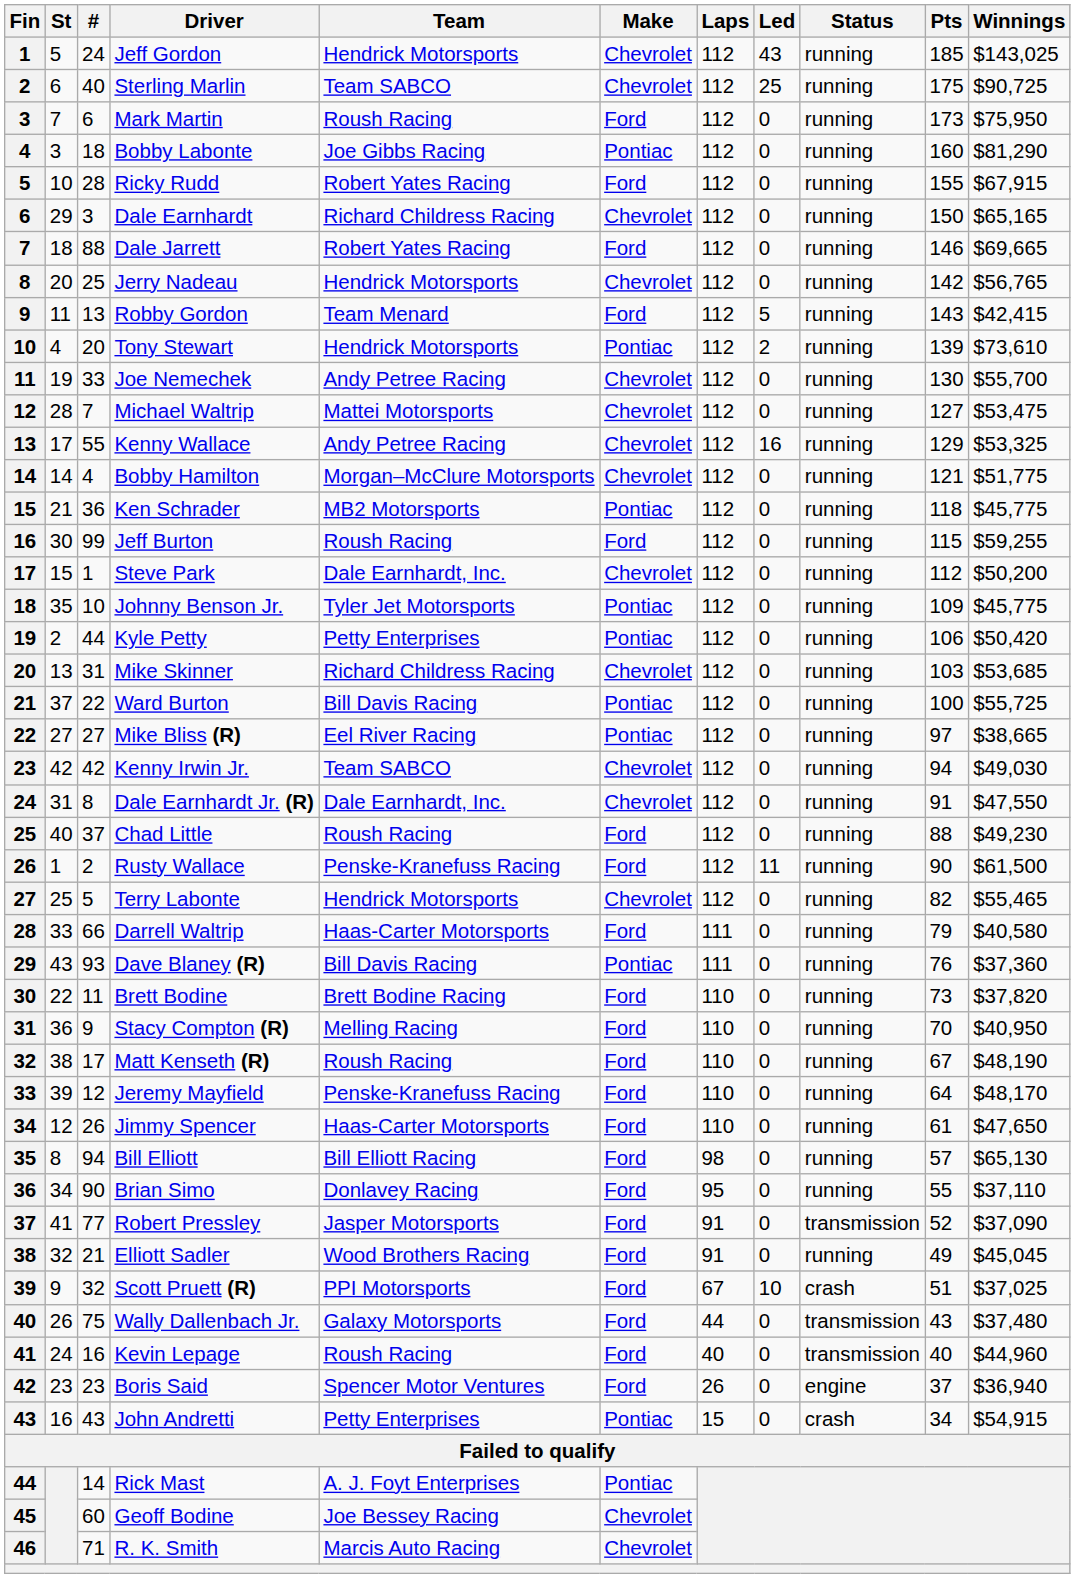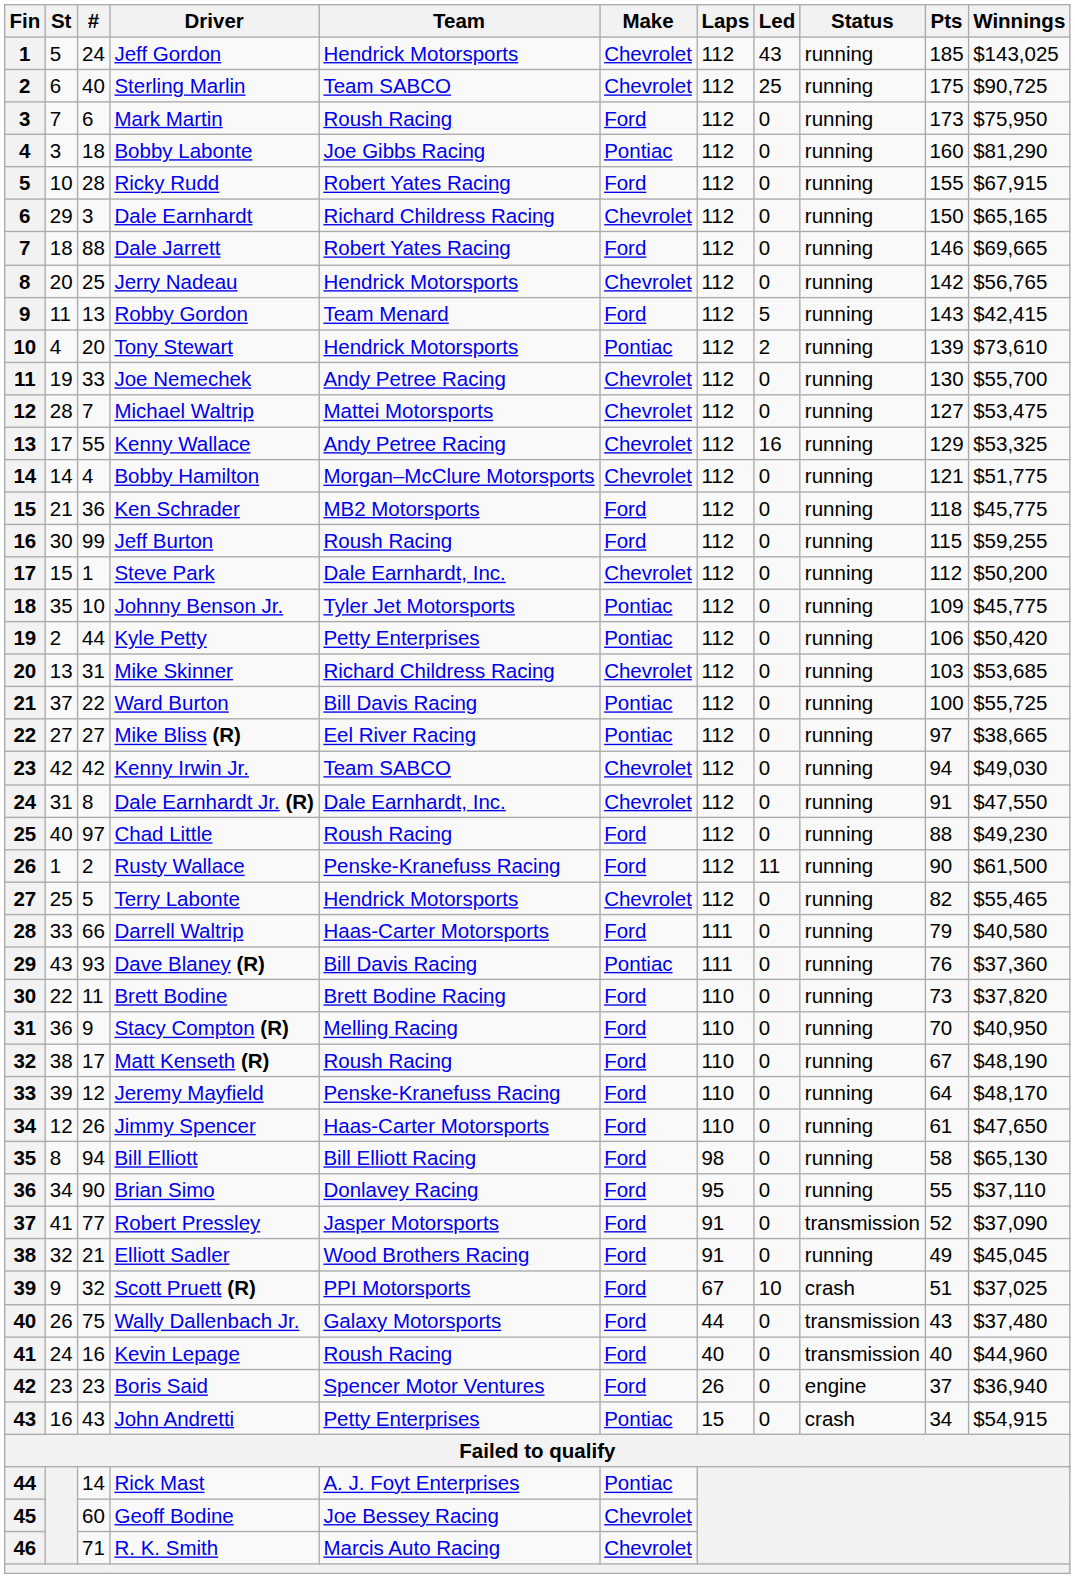(638, 508) Pontiac -> (625, 508) Ford
(94, 833) 37 -> (94, 833) 97
(941, 1158) 57 -> (941, 1158) 58
